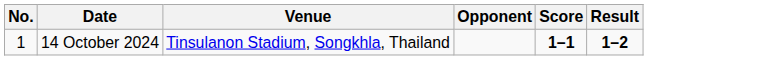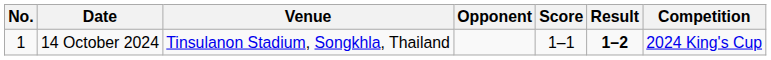+ column: (704, 17)
(561, 42) bold -> (561, 42) normal
